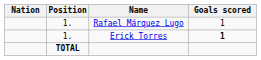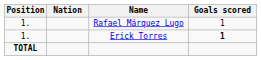columns swapped: (68, 11) <-> (25, 11)
